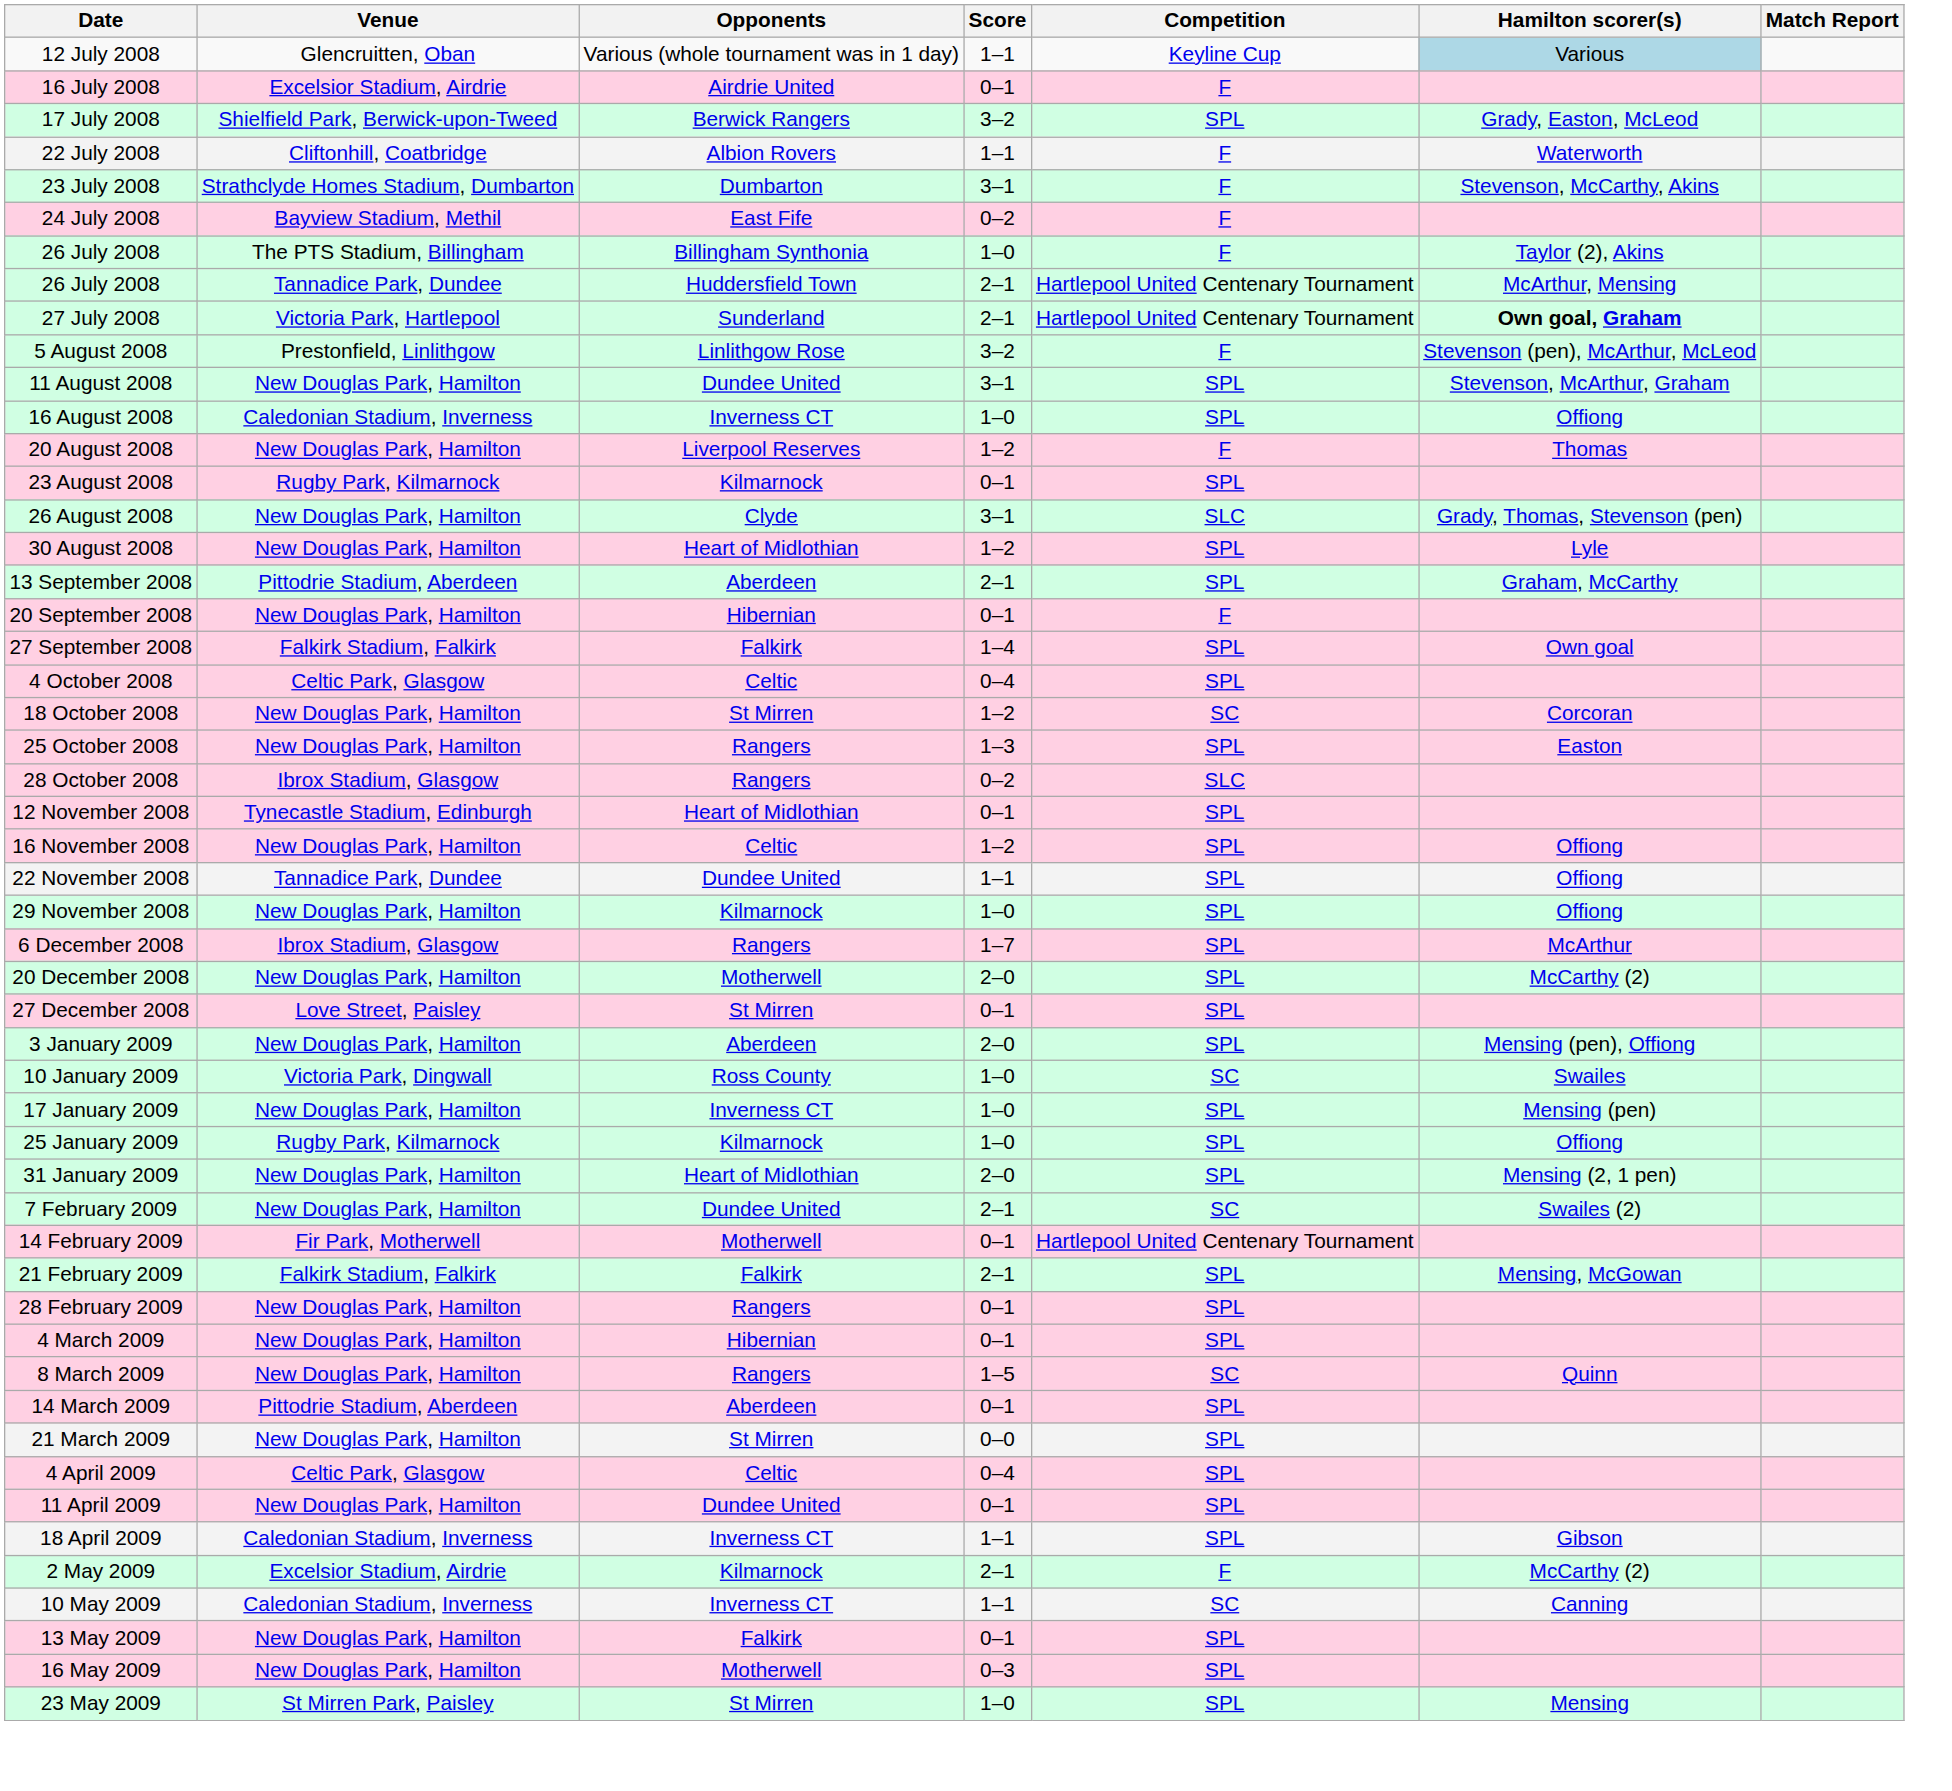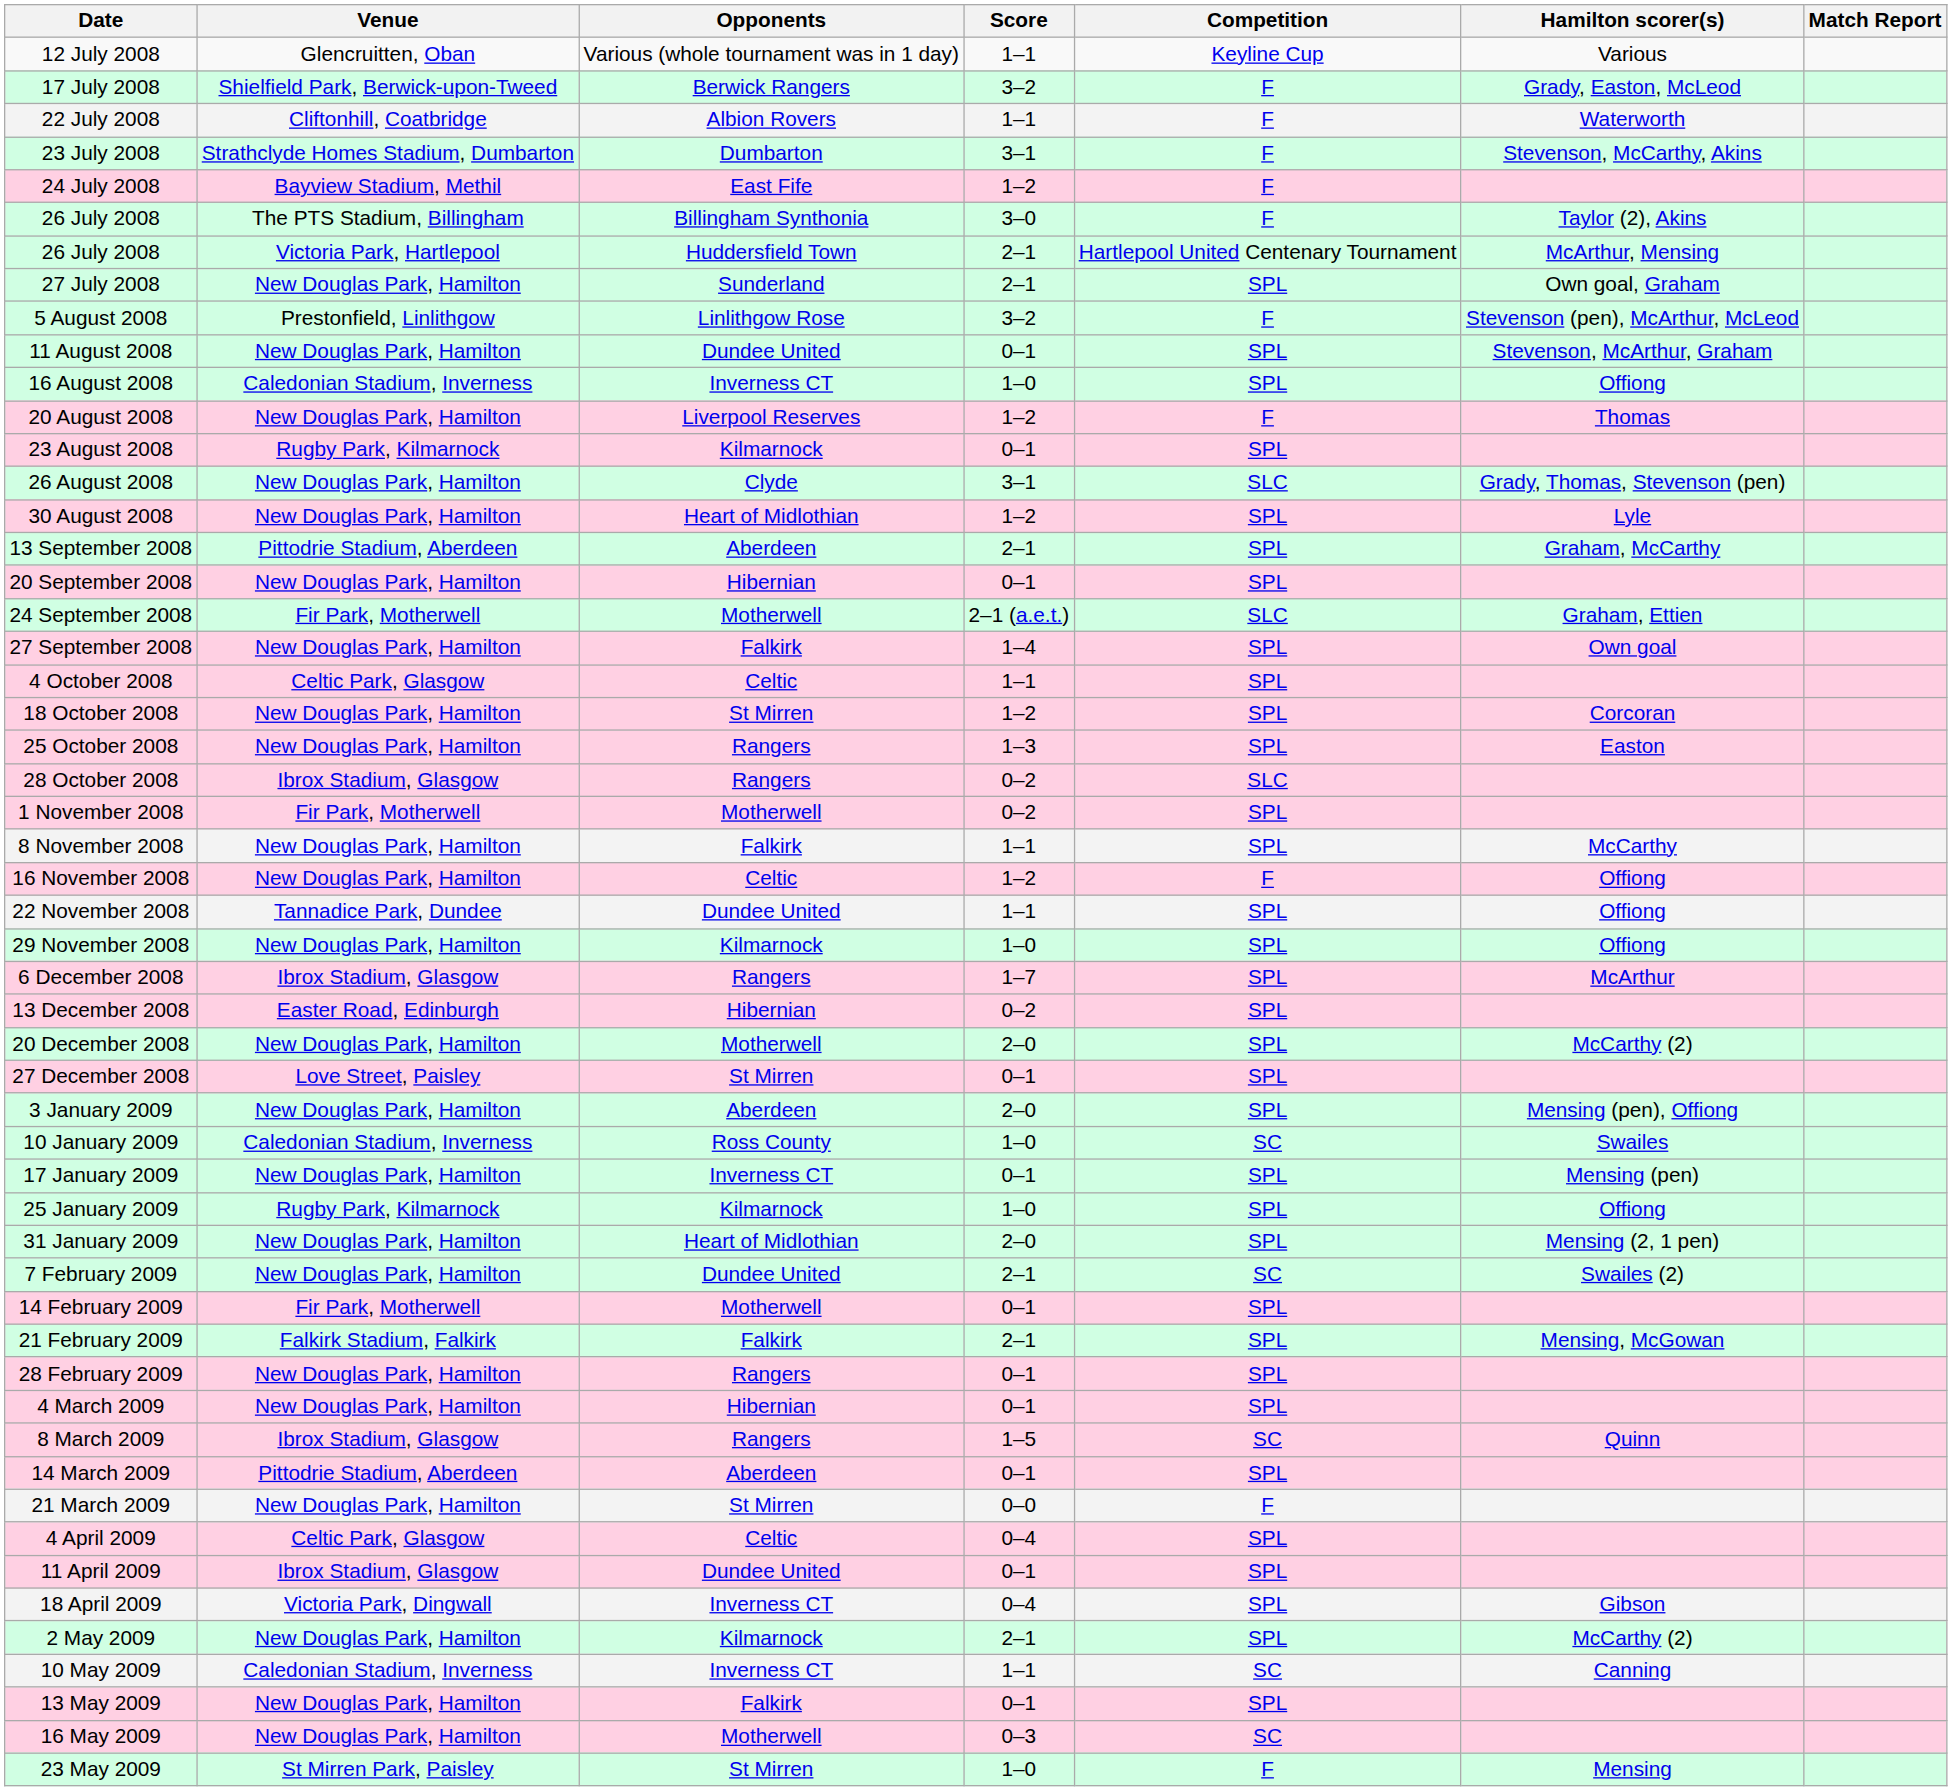(1590, 53) lightblue background -> (1632, 53) no background
- row: (101, 86)
(1225, 119) SPL -> (1268, 86) F
(997, 218) 0–2 -> (1019, 185) 1–2
(997, 251) 1–0 -> (1019, 218) 3–0
(388, 284) Tannadice Park, Dundee -> (388, 251) Victoria Park, Hartlepool
(388, 317) Victoria Park, Hartlepool -> (388, 284) New Douglas Park, Hamilton
(1225, 317) Hartlepool United Centenary Tournament -> (1268, 284) SPL
(1590, 317) bold -> (1632, 284) normal
(997, 383) 3–1 -> (1019, 350) 0–1
(1225, 614) F -> (1268, 581) SPL
+ row: (101, 614)
(388, 647) Falkirk Stadium, Falkirk -> (388, 647) New Douglas Park, Hamilton
(997, 680) 0–4 -> (1019, 680) 1–1
(1225, 713) SC -> (1268, 713) SPL
+ row: (101, 812)
+ row: (101, 845)
- row: (101, 812)
(1225, 845) SPL -> (1268, 878) F
+ row: (101, 1010)
(388, 1076) Victoria Park, Dingwall -> (388, 1142) Caledonian Stadium, Inverness
(997, 1109) 1–0 -> (1019, 1175) 0–1
(1225, 1241) Hartlepool United Centenary Tournament -> (1268, 1307) SPL
(388, 1373) New Douglas Park, Hamilton -> (388, 1439) Ibrox Stadium, Glasgow
(1225, 1439) SPL -> (1268, 1505) F
(388, 1505) New Douglas Park, Hamilton -> (388, 1571) Ibrox Stadium, Glasgow
(388, 1538) Caledonian Stadium, Inverness -> (388, 1604) Victoria Park, Dingwall
(997, 1538) 1–1 -> (1019, 1604) 0–4
(388, 1571) Excelsior Stadium, Airdrie -> (388, 1637) New Douglas Park, Hamilton
(1225, 1571) F -> (1268, 1637) SPL
(1225, 1670) SPL -> (1268, 1736) SC
(1225, 1703) SPL -> (1268, 1769) F
